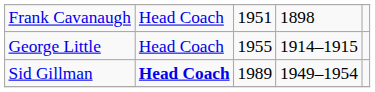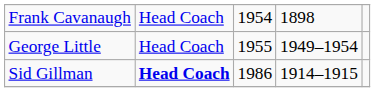(255, 18) 1951 -> (255, 18) 1954
(319, 45) 1914–1915 -> (319, 45) 1949–1954
(255, 73) 1989 -> (255, 73) 1986
(319, 73) 1949–1954 -> (319, 73) 1914–1915
